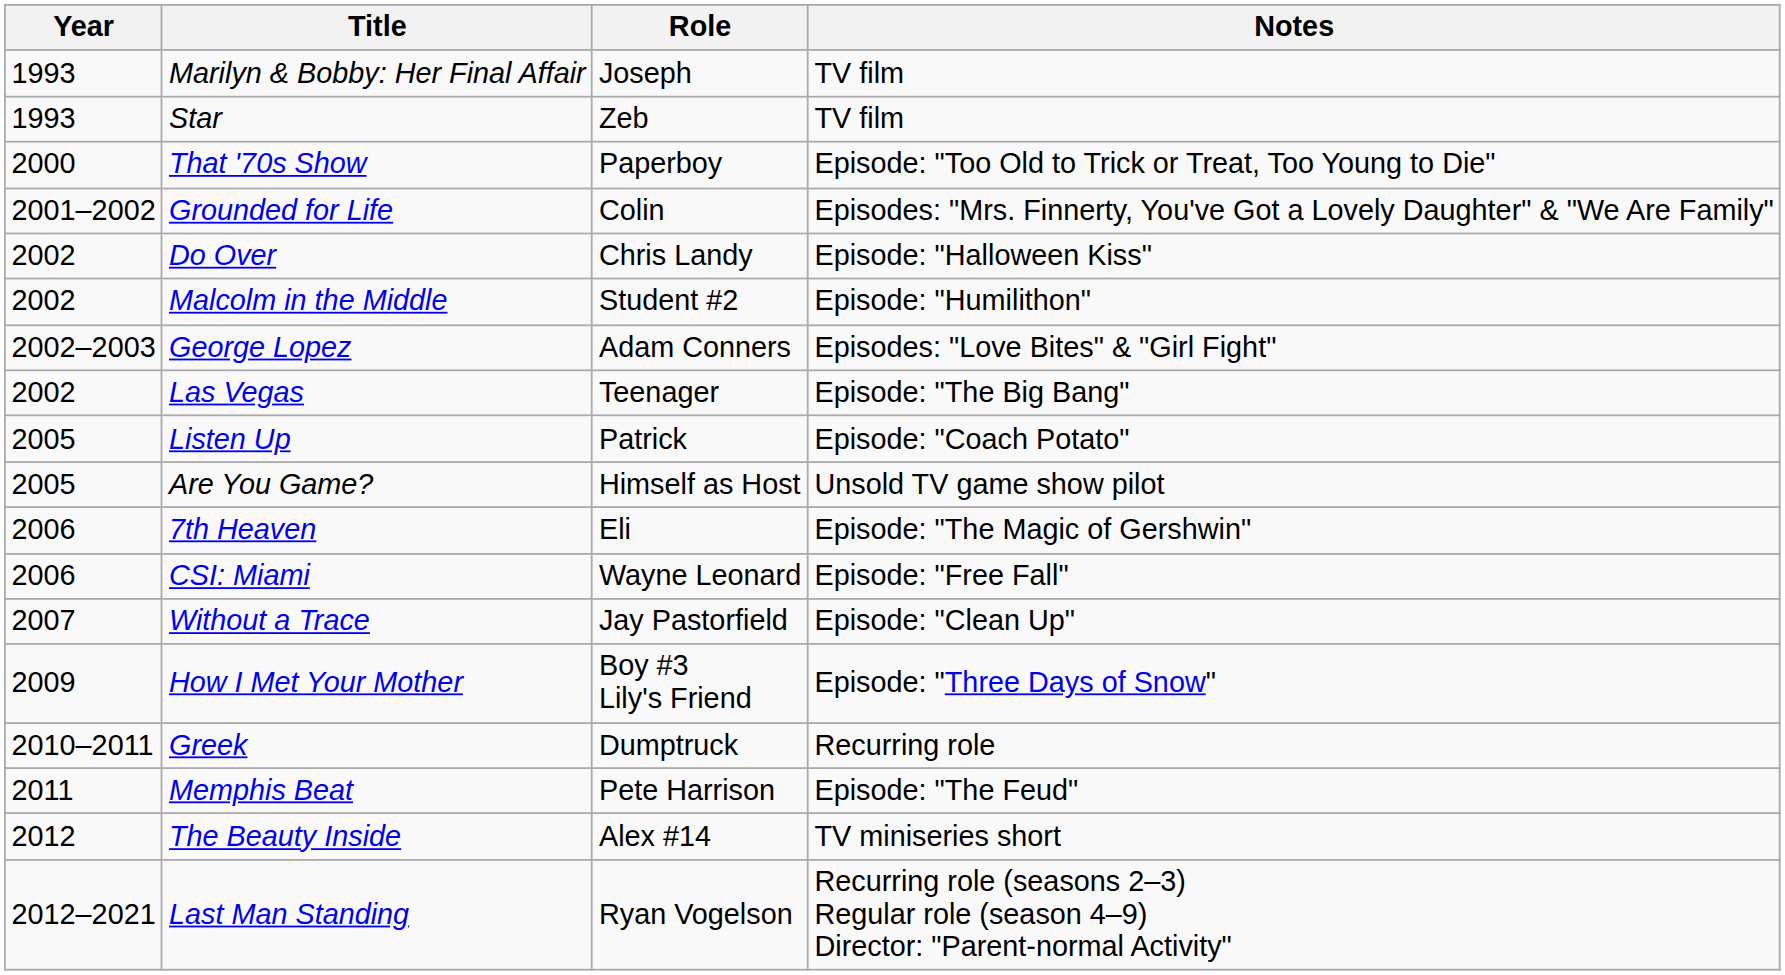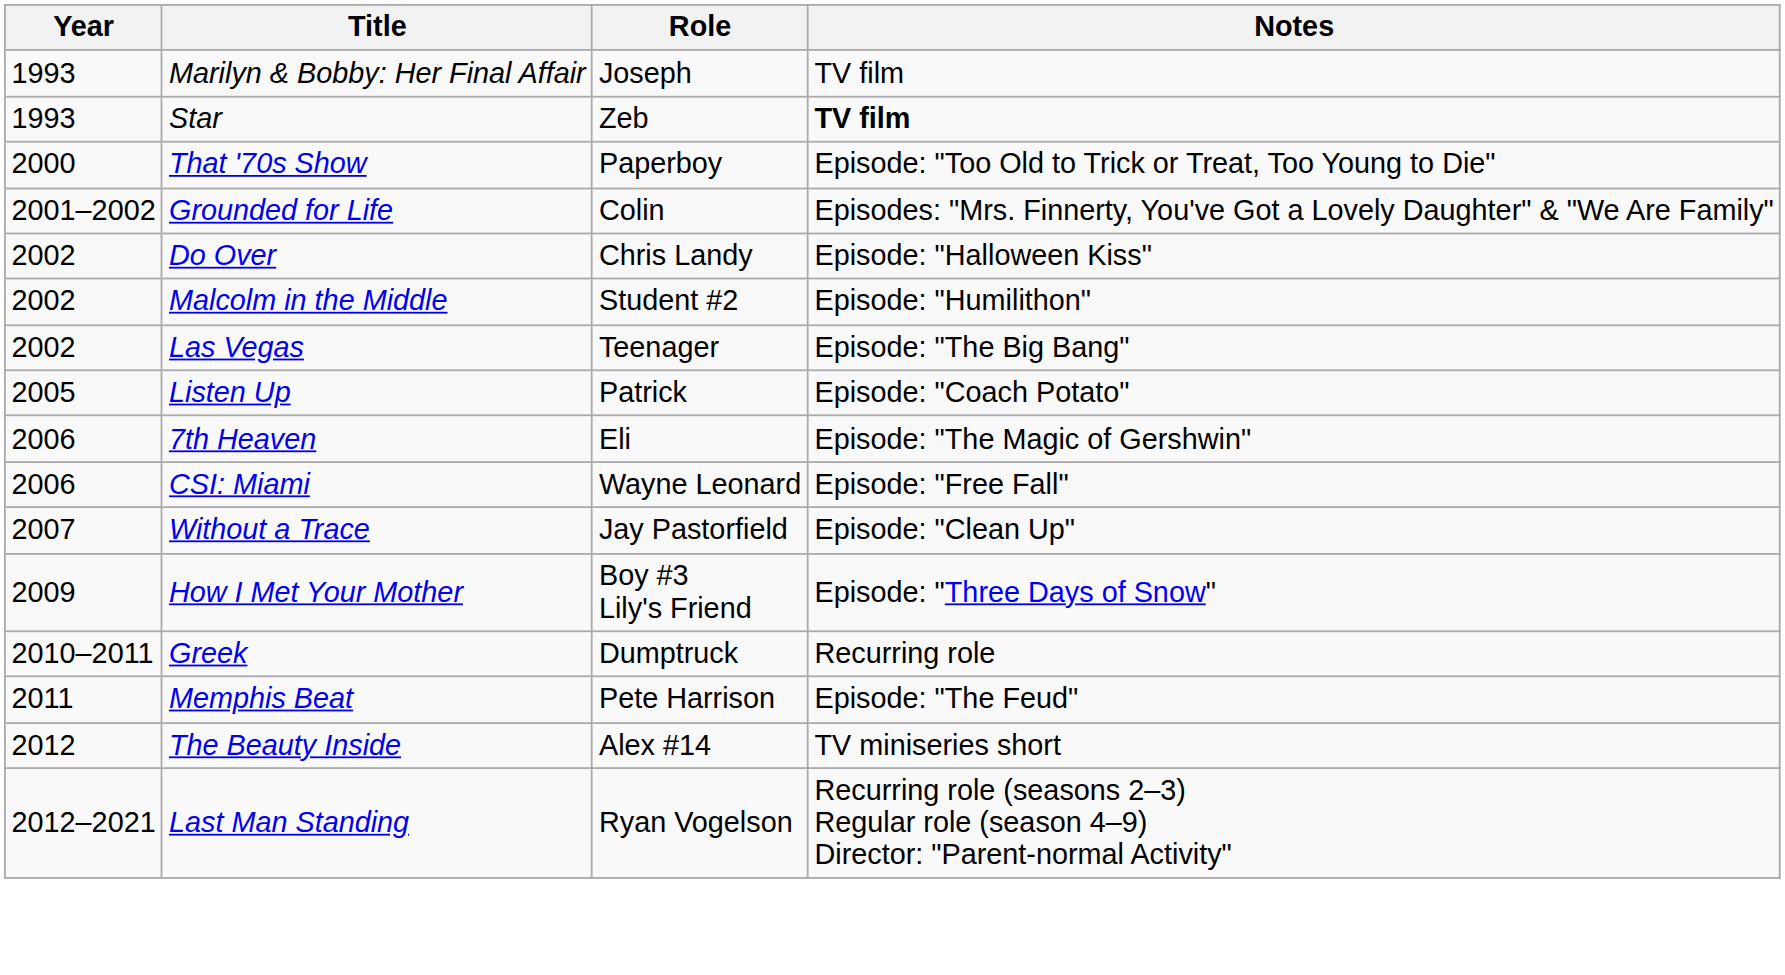(859, 118) normal -> (862, 118) bold
- row: (260, 347)
- row: (271, 484)
